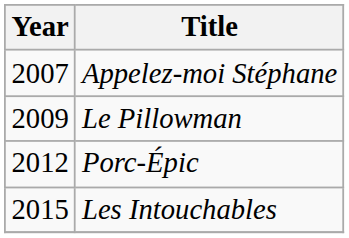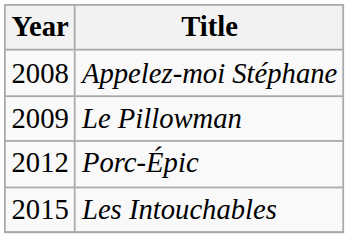(40, 72) 2007 -> (40, 72) 2008
